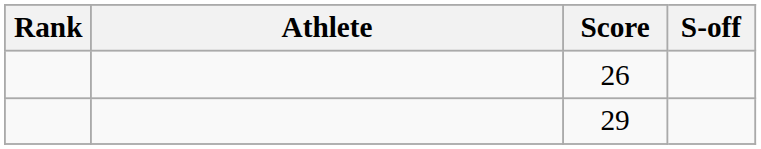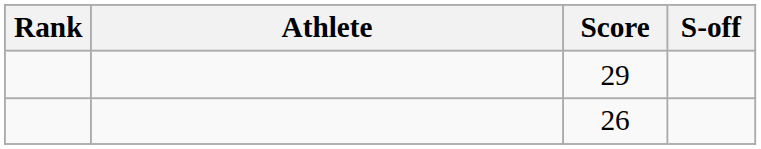rows swapped: (615, 120) <-> (615, 74)
